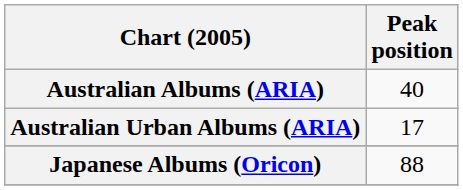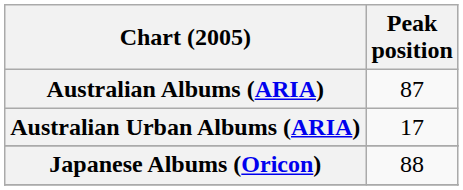(412, 88) 40 -> (412, 88) 87
